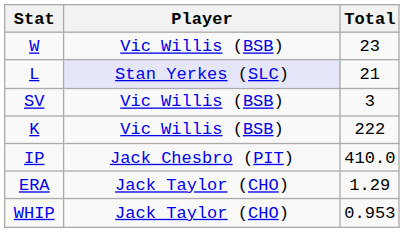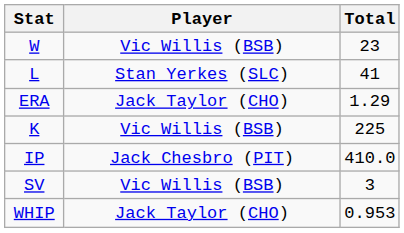(202, 74) lavender background -> (202, 74) no background
(370, 74) 21 -> (370, 74) 41
rows swapped: (34, 185) <-> (34, 102)
(370, 130) 222 -> (370, 130) 225
